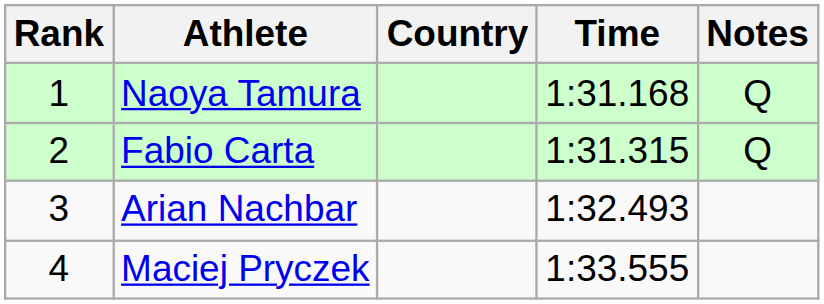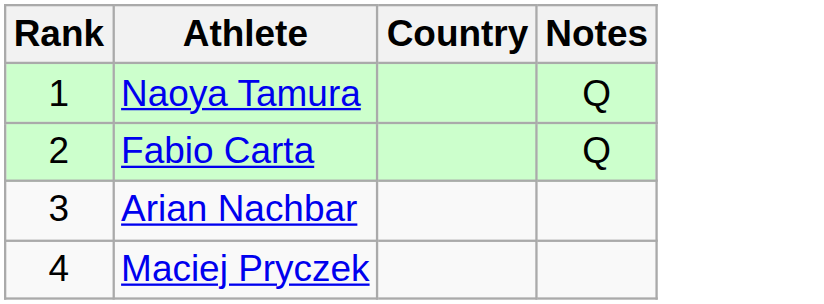- column: (617, 33)
